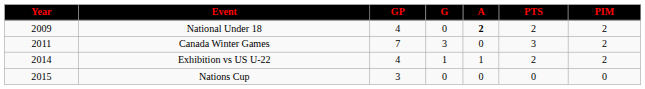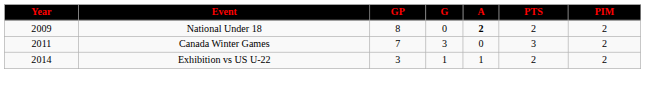(398, 28) 4 -> (398, 28) 8
(398, 60) 4 -> (398, 60) 3
- row: (224, 76)
